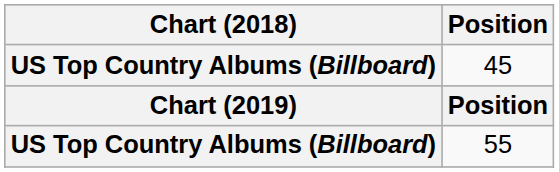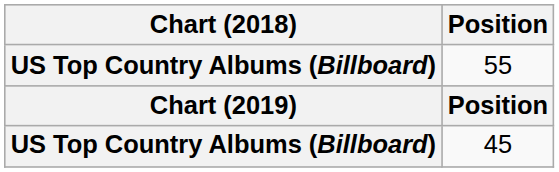rows swapped: (498, 65) <-> (498, 145)
